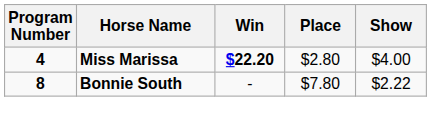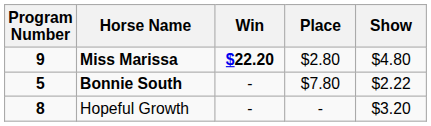(40, 60) 4 -> (40, 60) 9
(391, 60) $4.00 -> (391, 60) $4.80
(40, 84) 8 -> (40, 84) 5
+ row: (135, 109)
